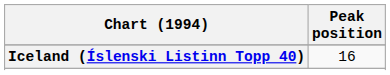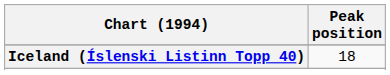(347, 57) 16 -> (347, 57) 18
